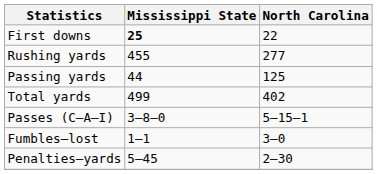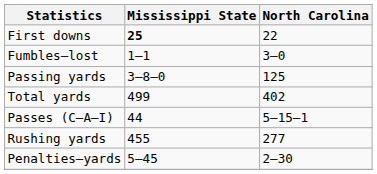rows swapped: (57, 56) <-> (53, 138)
(135, 76) 44 -> (146, 76) 3–8–0
(146, 118) 3–8–0 -> (135, 118) 44
